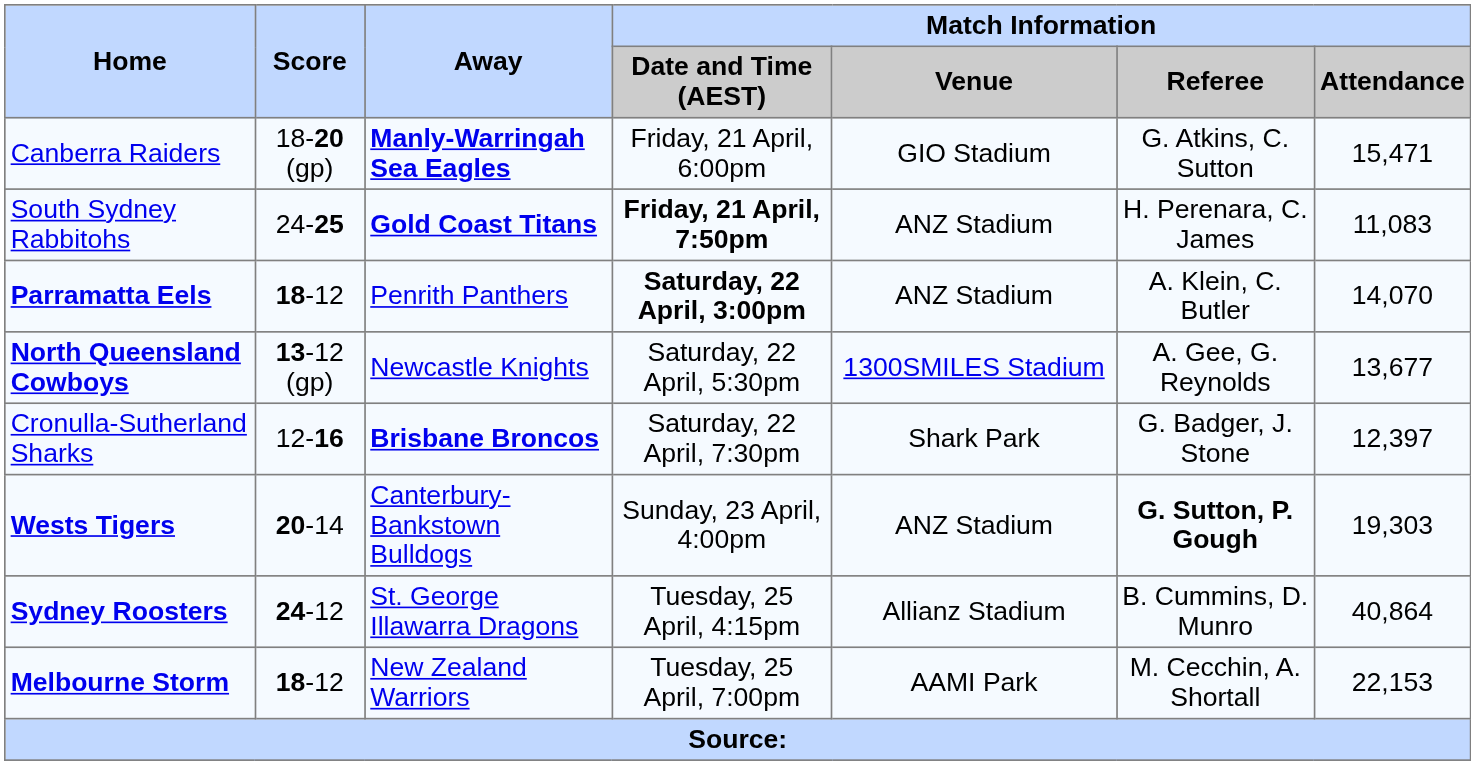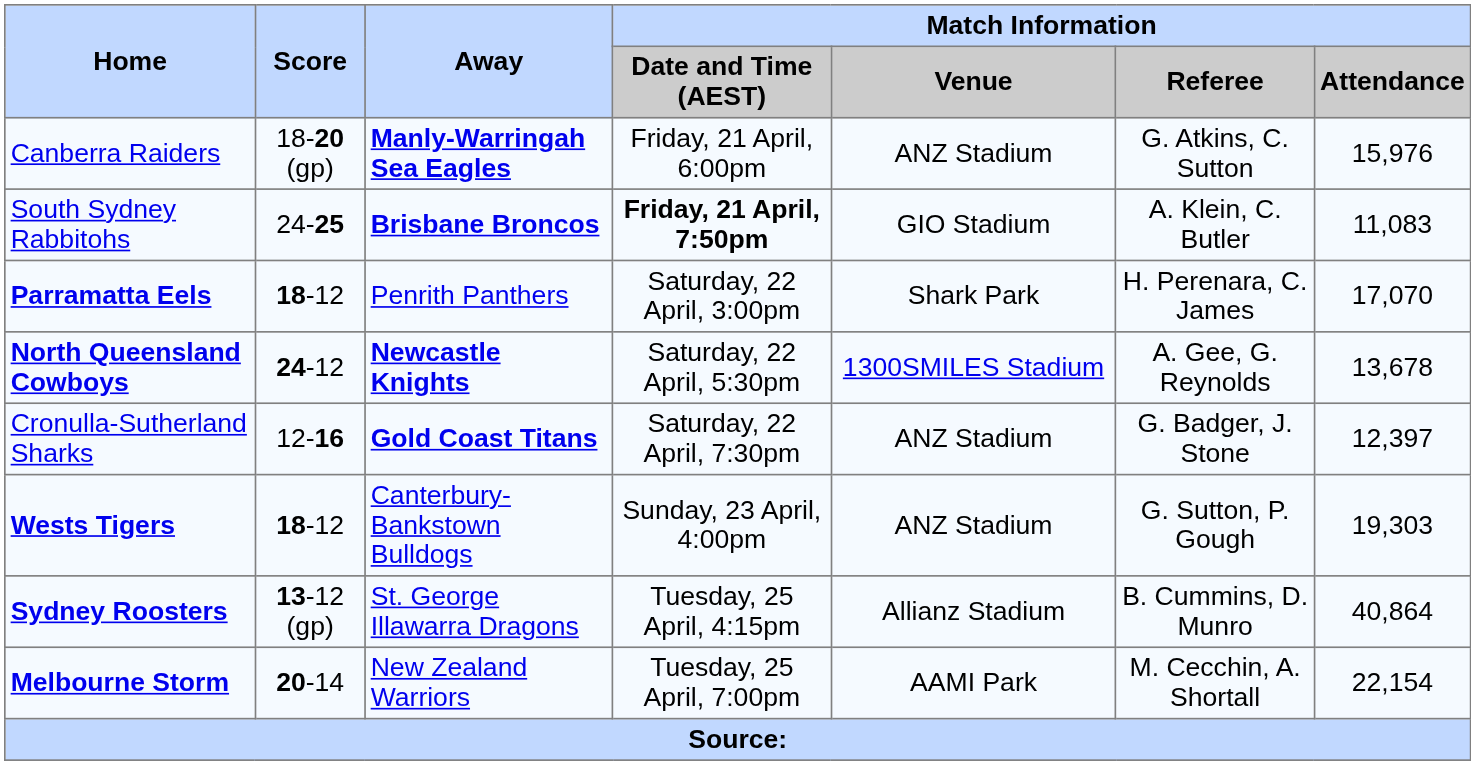(974, 153) GIO Stadium -> (974, 153) ANZ Stadium
(1392, 153) 15,471 -> (1392, 153) 15,976
(484, 224) Gold Coast Titans -> (485, 224) Brisbane Broncos
(974, 224) ANZ Stadium -> (974, 224) GIO Stadium
(1215, 224) H. Perenara, C. James -> (1215, 224) A. Klein, C. Butler
(722, 295) bold -> (722, 295) normal
(974, 295) ANZ Stadium -> (974, 295) Shark Park
(1215, 295) A. Klein, C. Butler -> (1215, 295) H. Perenara, C. James
(1392, 295) 14,070 -> (1392, 295) 17,070
(310, 367) 13-12 (gp) -> (310, 367) 24-12
(480, 367) normal -> (436, 367) bold
(1392, 367) 13,677 -> (1392, 367) 13,678
(485, 438) Brisbane Broncos -> (484, 438) Gold Coast Titans
(974, 438) Shark Park -> (974, 438) ANZ Stadium
(310, 524) 20-14 -> (310, 524) 18-12
(1215, 524) bold -> (1215, 524) normal
(310, 611) 24-12 -> (310, 611) 13-12 (gp)
(310, 682) 18-12 -> (310, 682) 20-14
(1392, 682) 22,153 -> (1392, 682) 22,154
